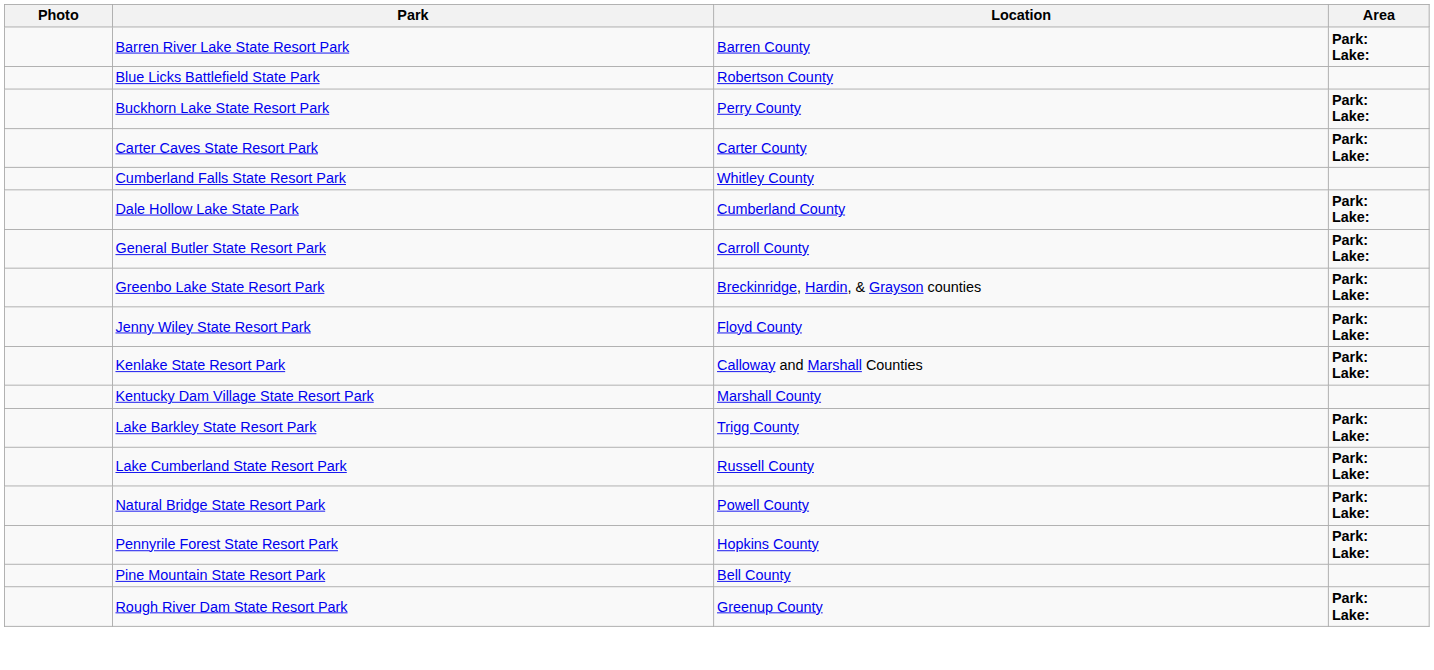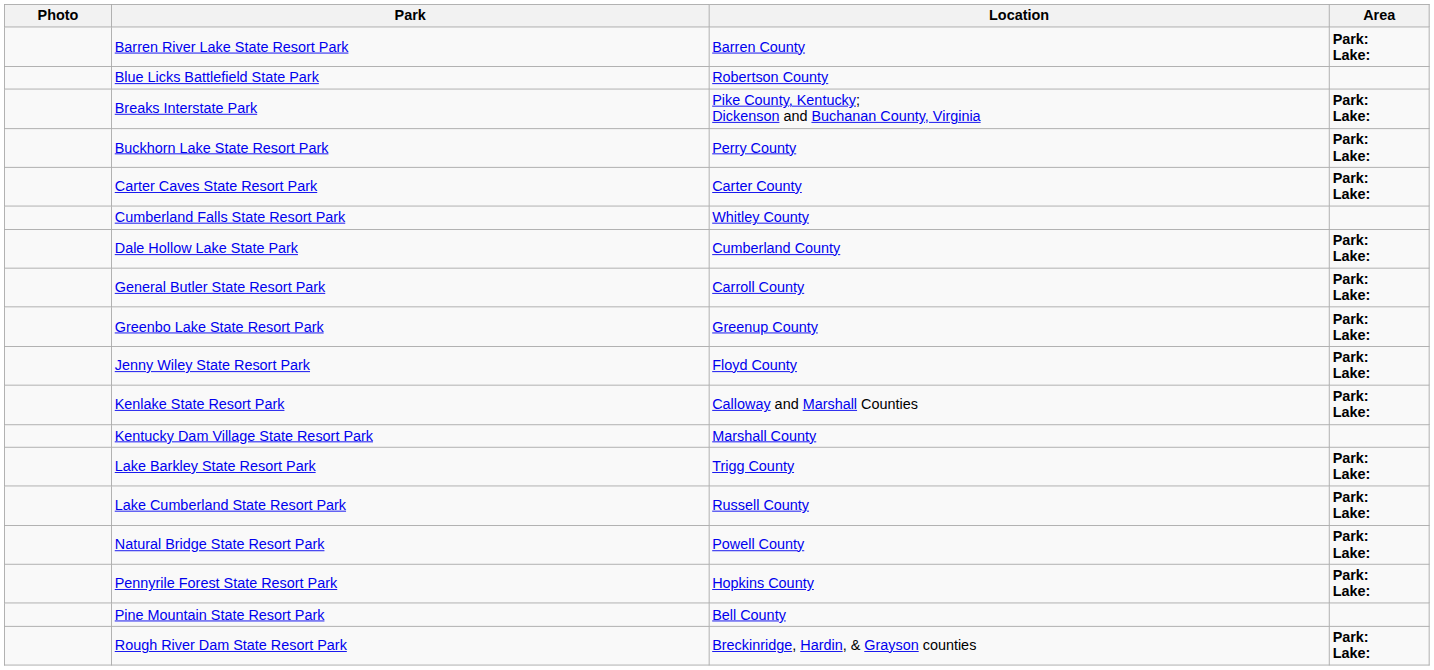+ row: (186, 108)
(849, 287) Breckinridge, Hardin, & Grayson counties -> (765, 326) Greenup County
(770, 606) Greenup County -> (844, 645) Breckinridge, Hardin, & Grayson counties
